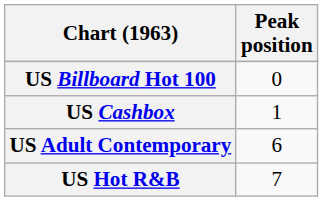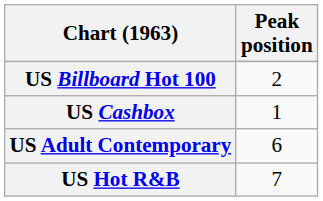(277, 78) 0 -> (277, 78) 2
